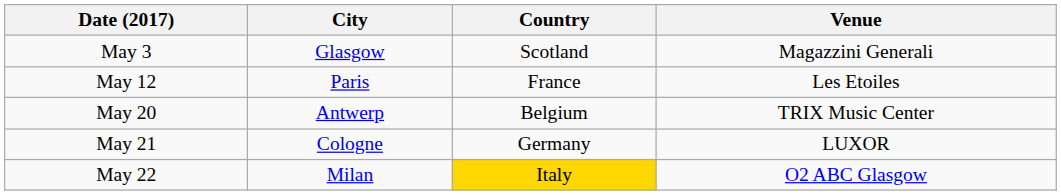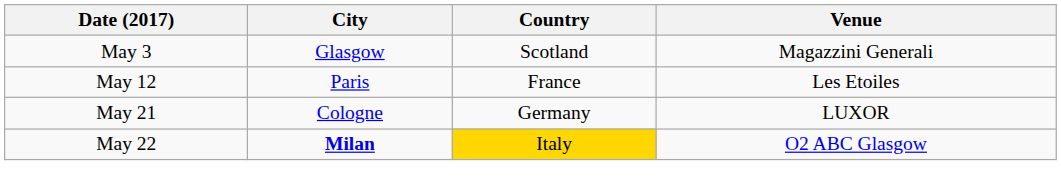- row: (126, 112)
(350, 174) normal -> (350, 143) bold
